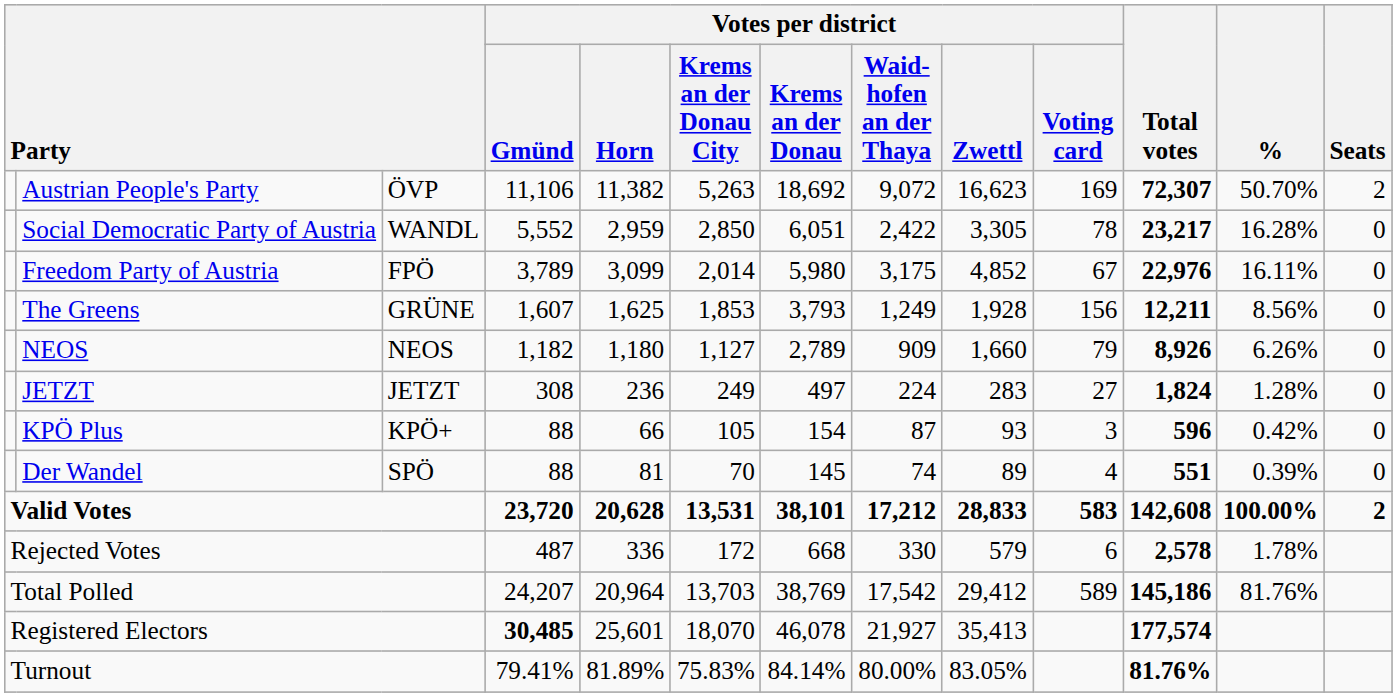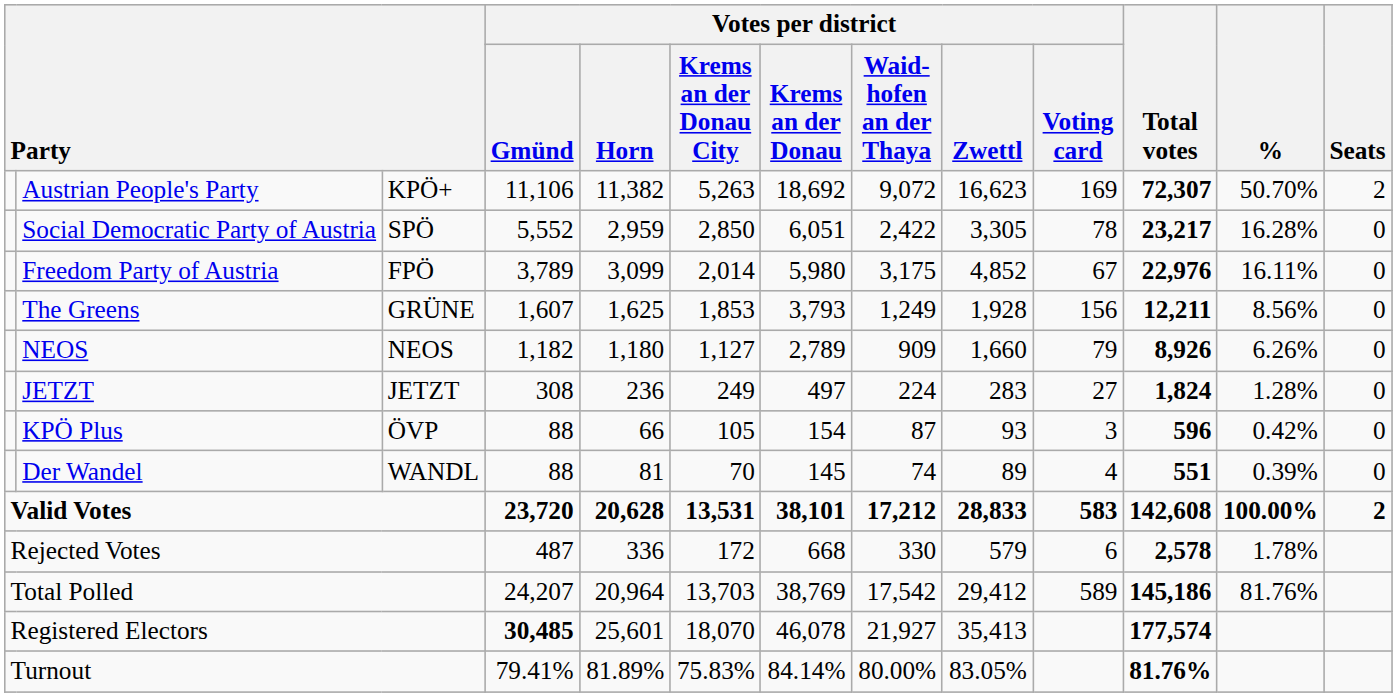(413, 190) ÖVP -> (420, 190) KPÖ+
(433, 230) WANDL -> (411, 230) SPÖ
(420, 430) KPÖ+ -> (413, 430) ÖVP
(411, 470) SPÖ -> (433, 470) WANDL
